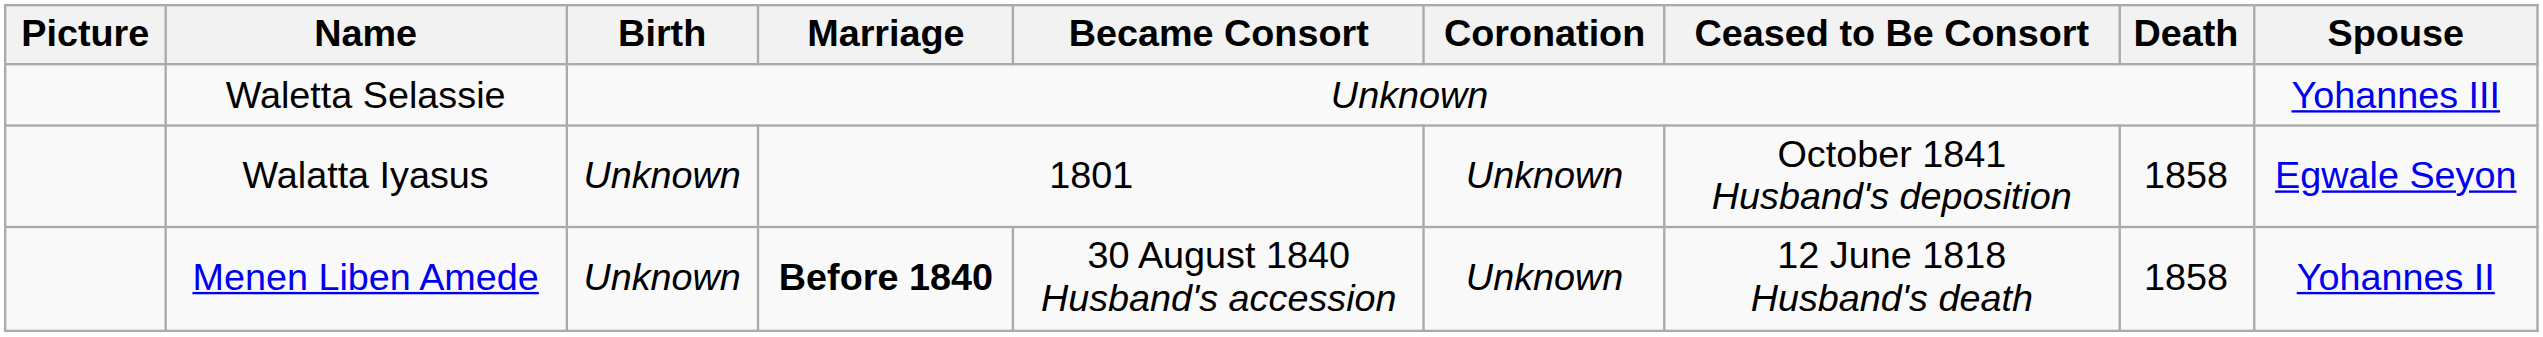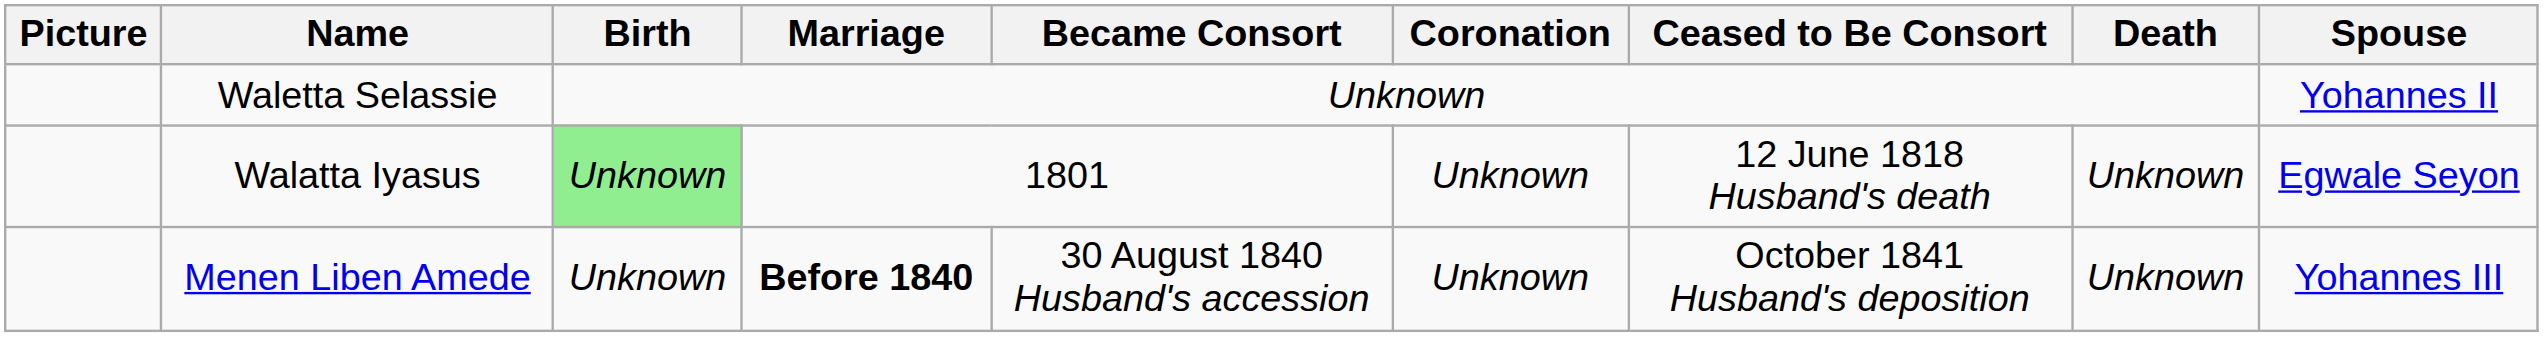(2396, 94) Yohannes III -> (2399, 94) Yohannes II
(662, 175) no background -> (647, 175) lightgreen background
(1892, 175) October 1841 Husband's deposition -> (1850, 175) 12 June 1818 Husband's death
(2186, 175) 1858 -> (2165, 175) Unknown
(1892, 277) 12 June 1818 Husband's death -> (1850, 277) October 1841 Husband's deposition
(2186, 277) 1858 -> (2165, 277) Unknown
(2396, 277) Yohannes II -> (2399, 277) Yohannes III
